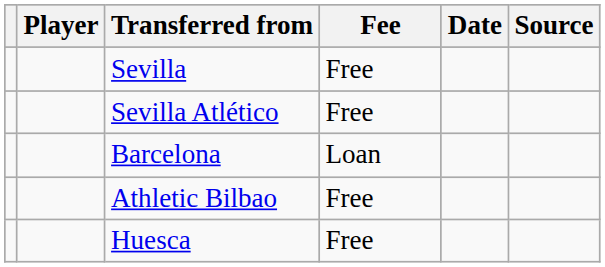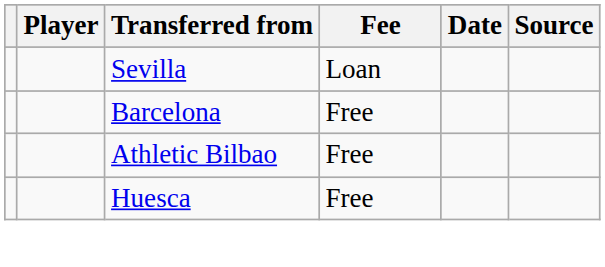(350, 68) Free -> (353, 68) Loan
- row: (195, 111)
(353, 154) Loan -> (350, 111) Free
